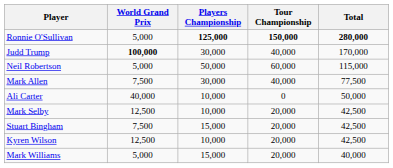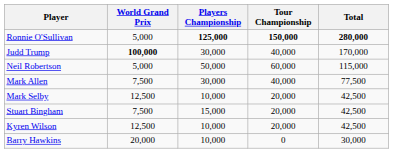- row: (25, 96)
- row: (33, 155)
+ row: (34, 140)
